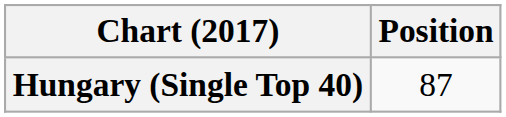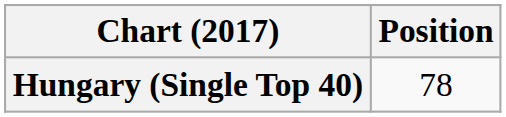(436, 84) 87 -> (436, 84) 78
